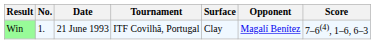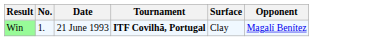- column: (337, 11)
(156, 29) normal -> (159, 27) bold
